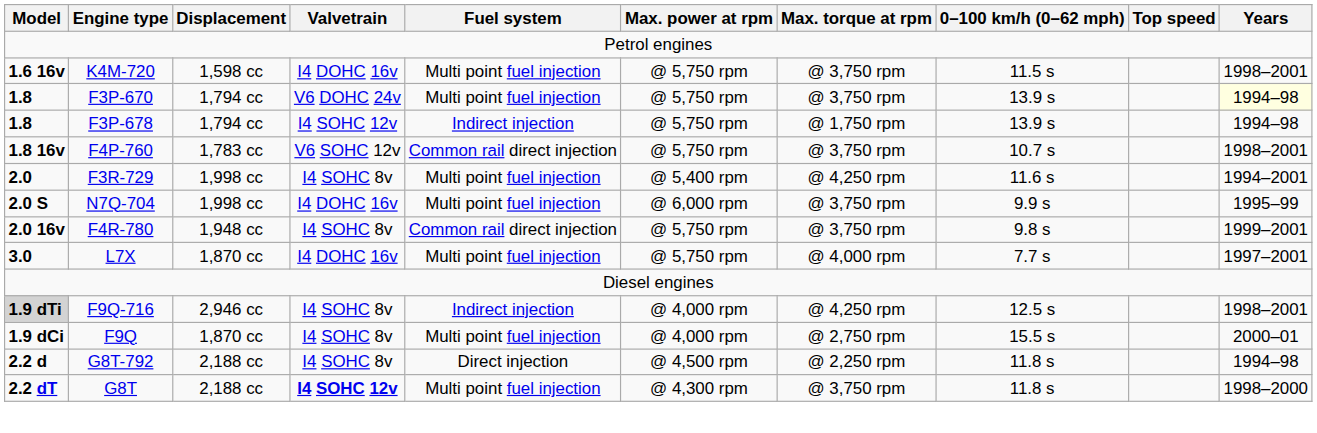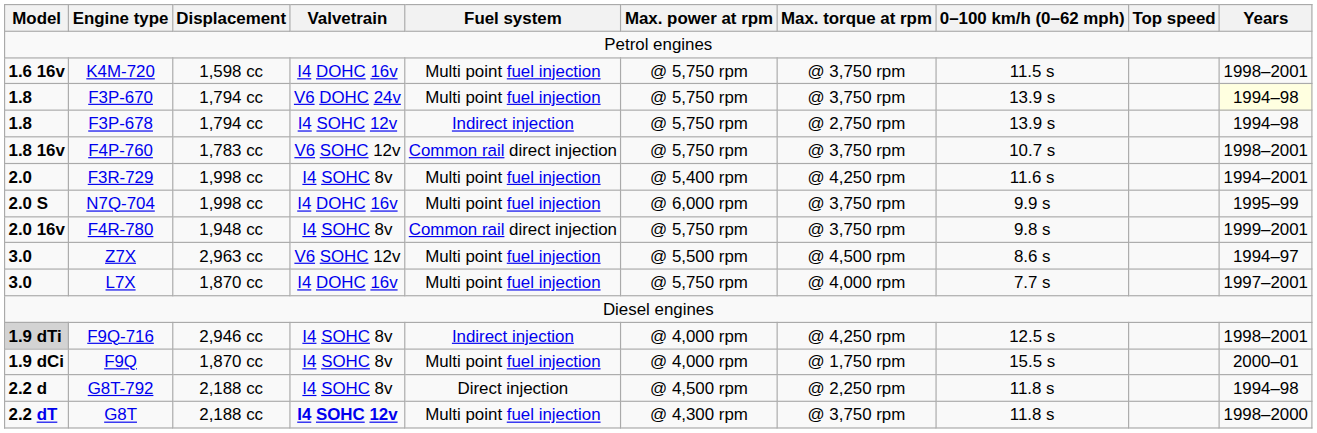(856, 123) @ 1,750 rpm -> (856, 123) @ 2,750 rpm
+ row: (121, 256)
(856, 335) @ 2,750 rpm -> (856, 361) @ 1,750 rpm
